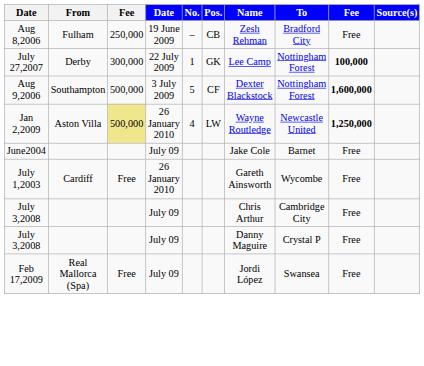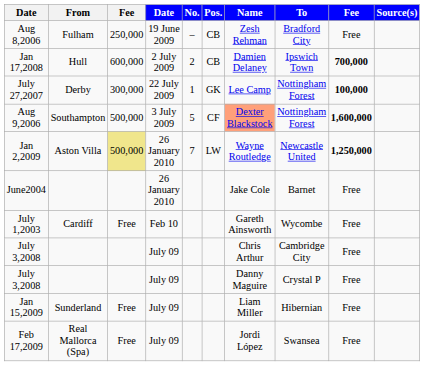+ row: (26, 62)
(250, 90) no background -> (250, 117) lightsalmon background
(192, 123) 4 -> (192, 151) 7
(164, 151) July 09 -> (164, 190) 26 January 2010
(164, 179) 26 January 2010 -> (164, 224) Feb 10
+ row: (26, 307)
